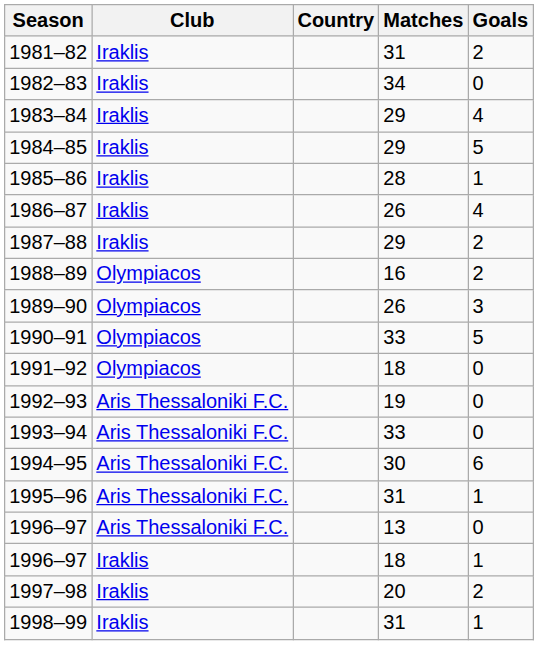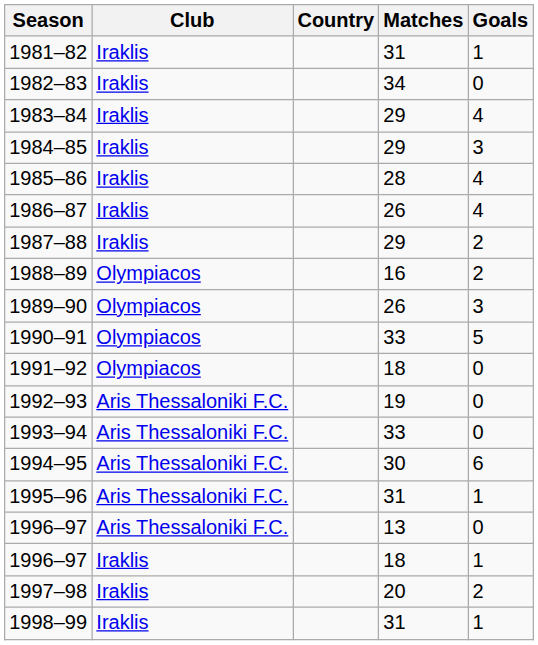(478, 52) 2 -> (478, 52) 1
(478, 147) 5 -> (478, 147) 3
(478, 178) 1 -> (478, 178) 4
